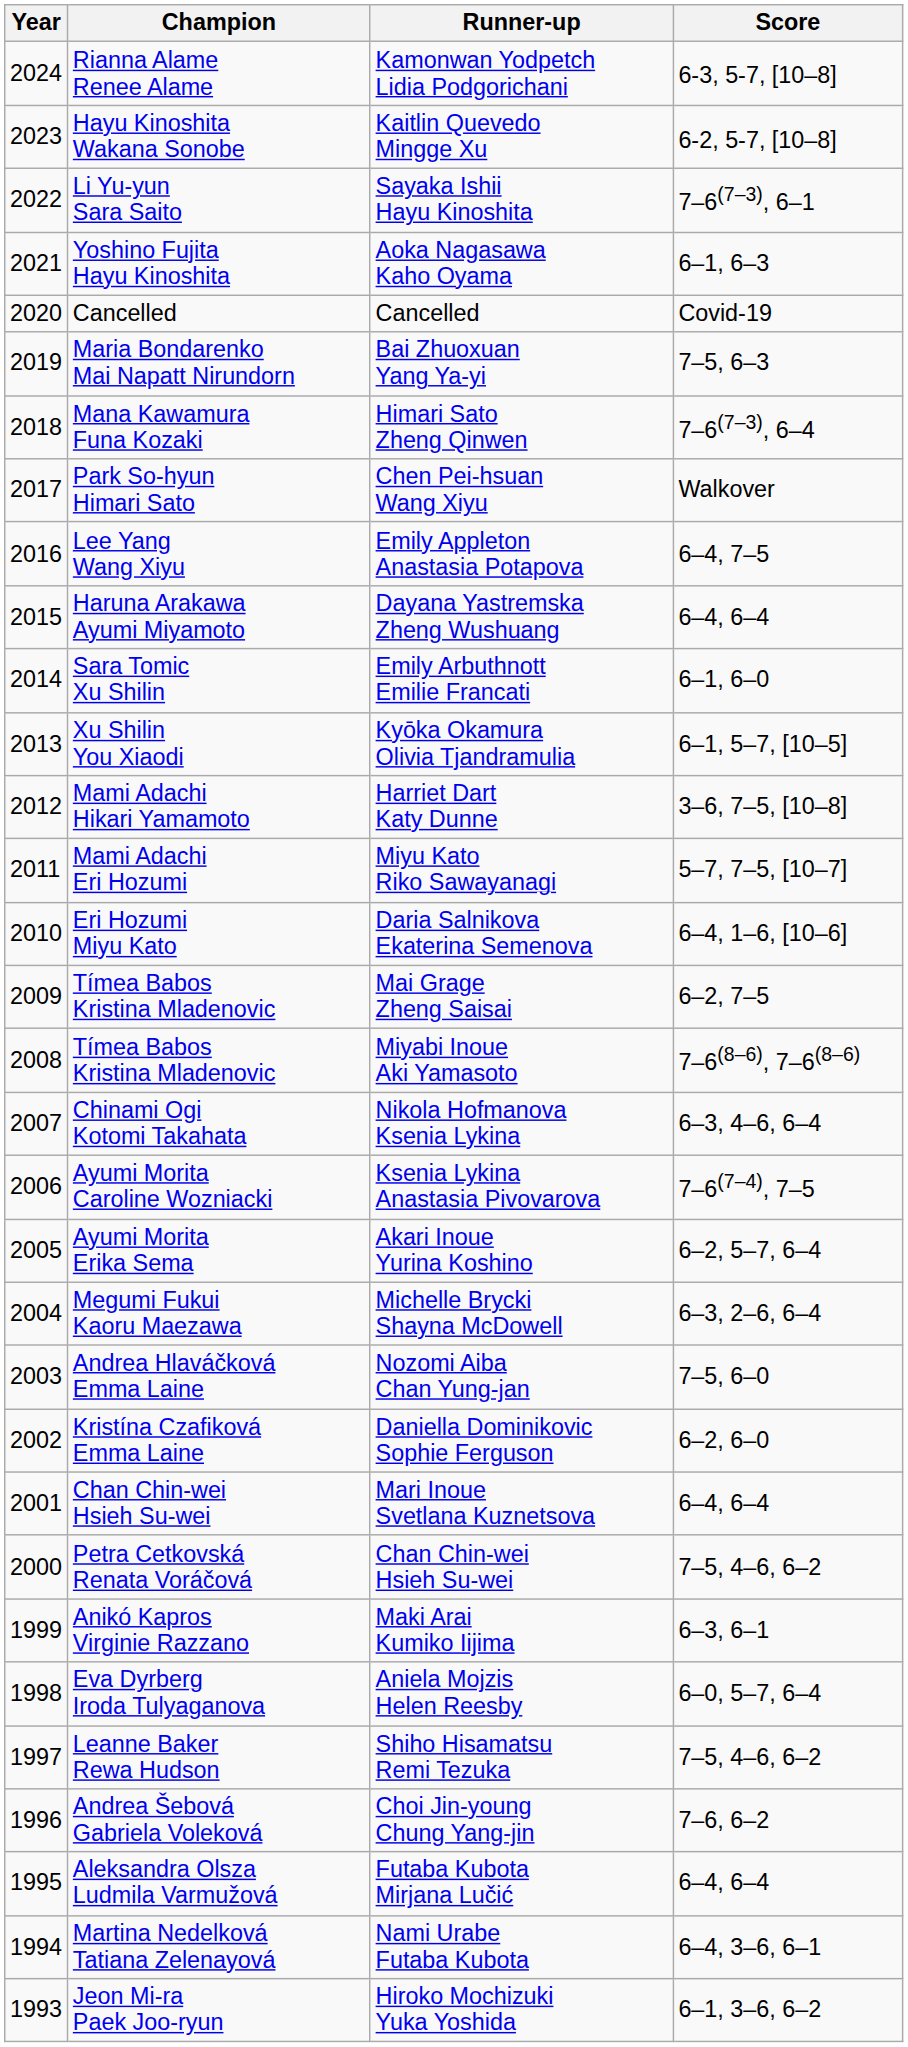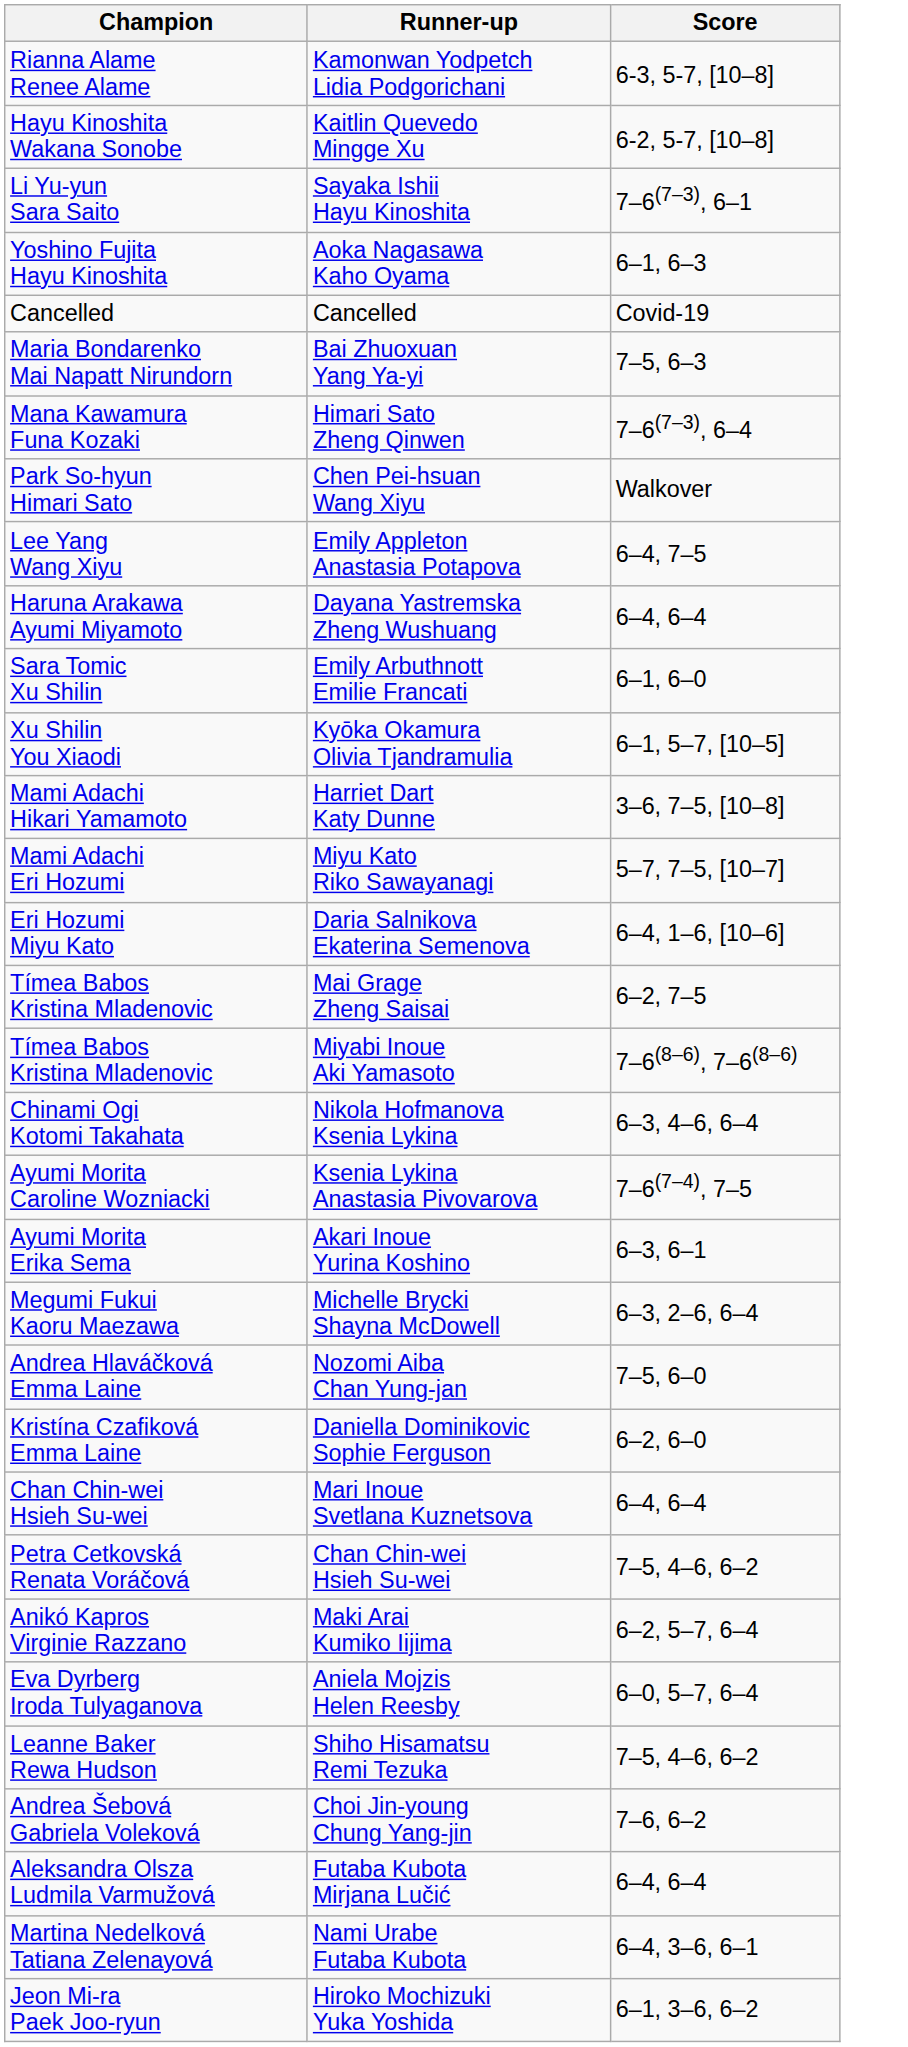- column: (36, 23)
(750, 1250) 6–2, 5–7, 6–4 -> (661, 1250) 6–3, 6–1
(724, 1630) 6–3, 6–1 -> (687, 1630) 6–2, 5–7, 6–4
